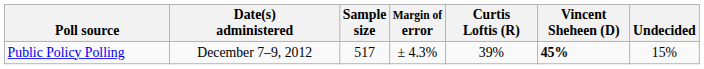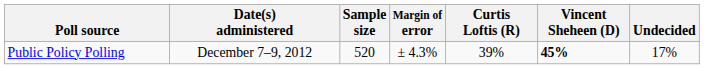(365, 52) 517 -> (365, 52) 520
(664, 52) 15% -> (664, 52) 17%
